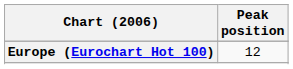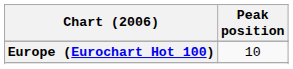(253, 52) 12 -> (253, 52) 10
